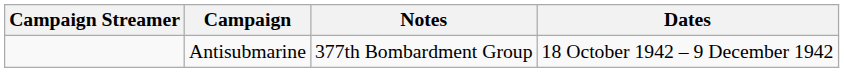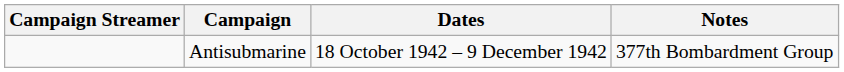columns swapped: (688, 20) <-> (424, 20)
